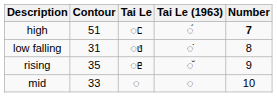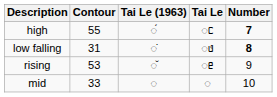columns swapped: (136, 13) <-> (190, 13)
(94, 30) 51 -> (94, 30) 55
(249, 48) normal -> (249, 48) bold
(94, 65) 35 -> (94, 65) 53
